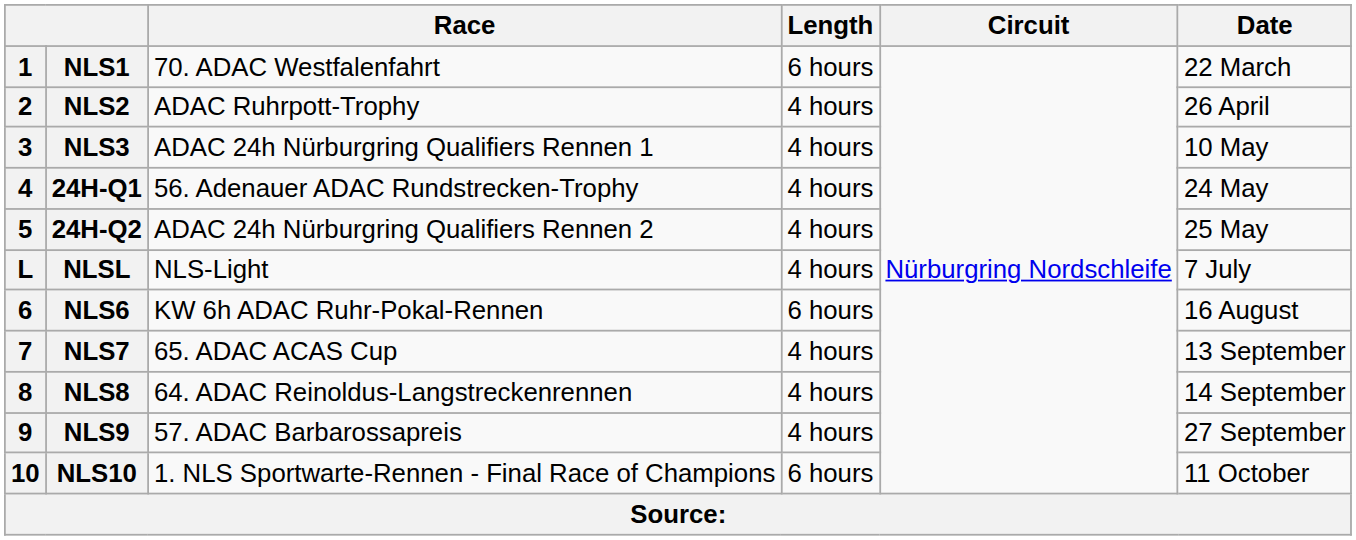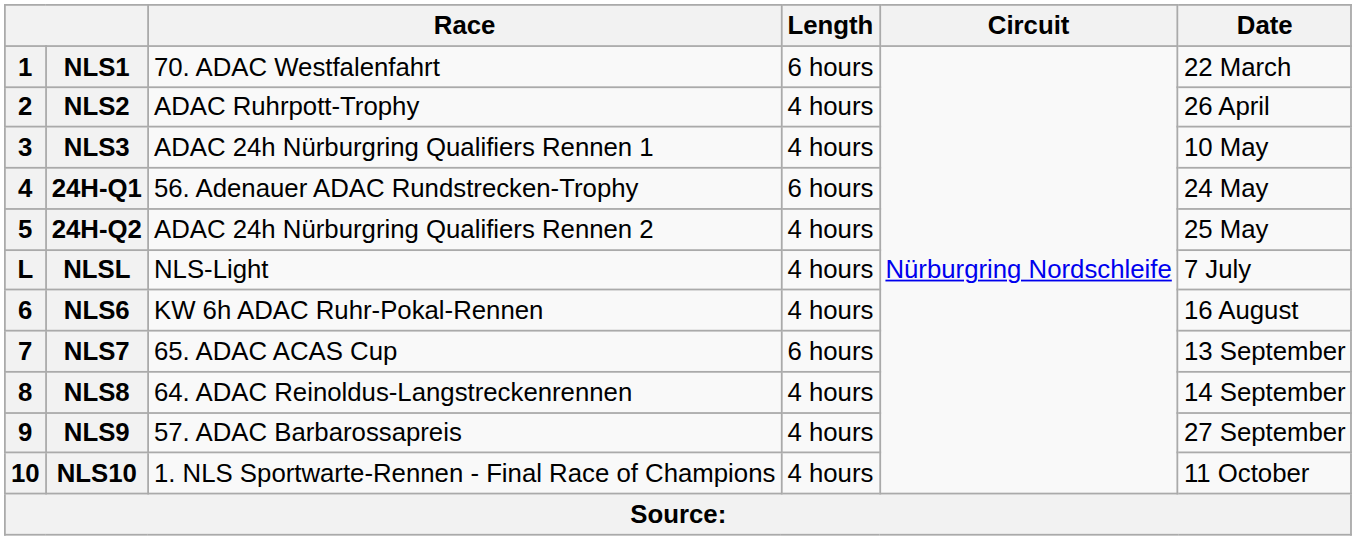(830, 189) 4 hours -> (830, 189) 6 hours
(830, 311) 6 hours -> (830, 311) 4 hours
(830, 351) 4 hours -> (830, 351) 6 hours
(830, 474) 6 hours -> (830, 474) 4 hours
